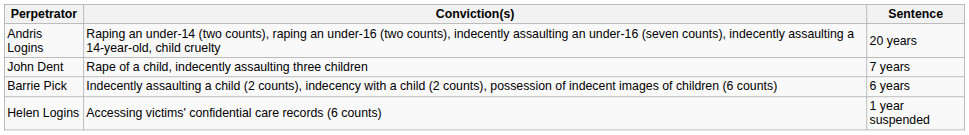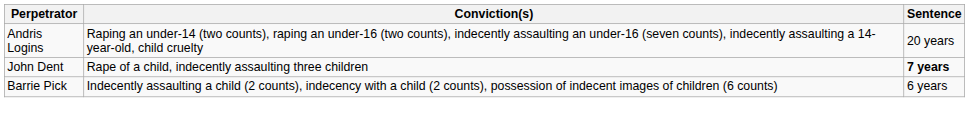(890, 67) normal -> (928, 67) bold
- row: (43, 113)
